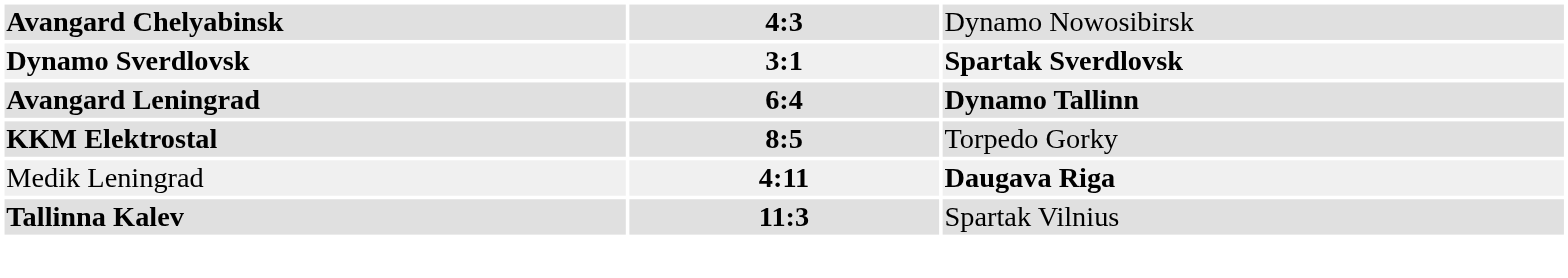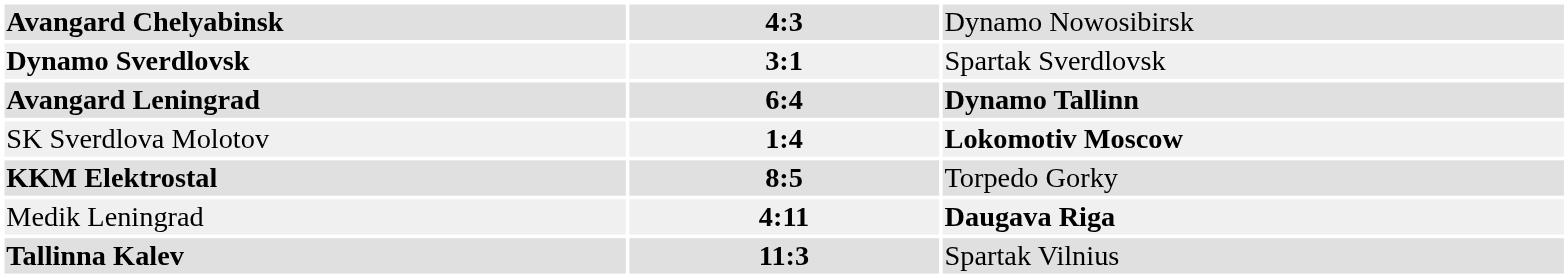(1064, 60) bold -> (1055, 60) normal
+ row: (138, 138)
